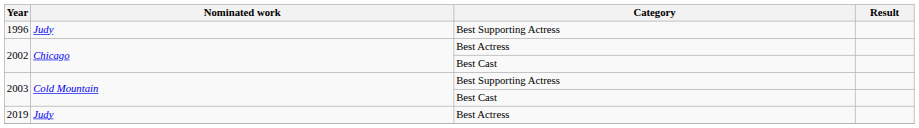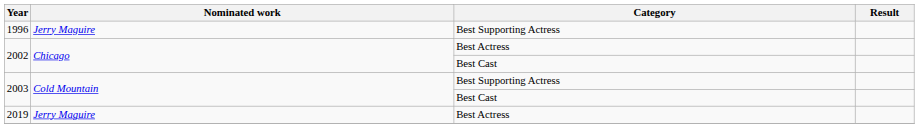(43, 30) Judy -> (64, 30) Jerry Maguire
(43, 115) Judy -> (64, 115) Jerry Maguire
